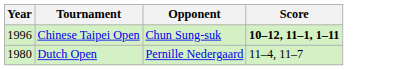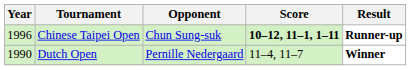+ column: (374, 14)
(20, 55) 1980 -> (20, 55) 1990
